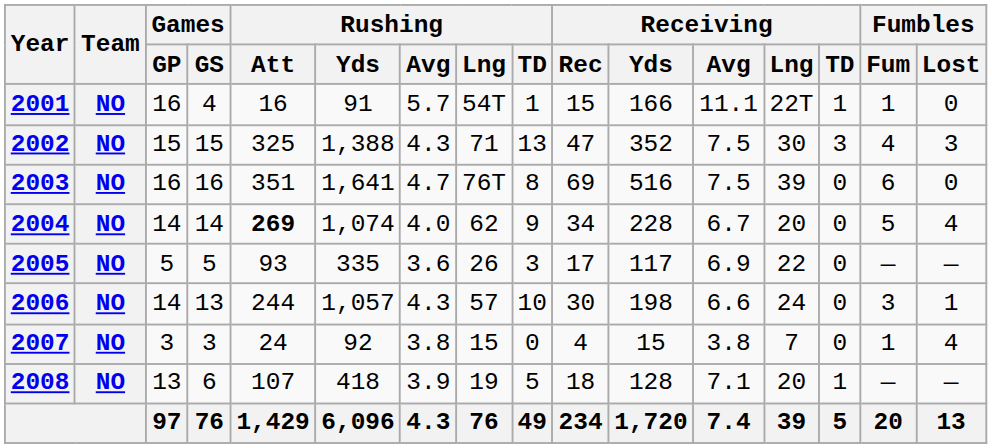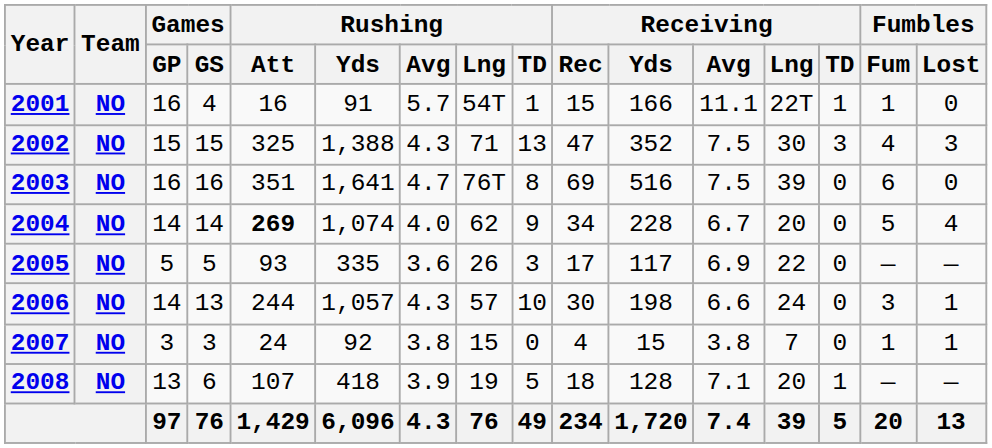(951, 344) 4 -> (951, 344) 1
